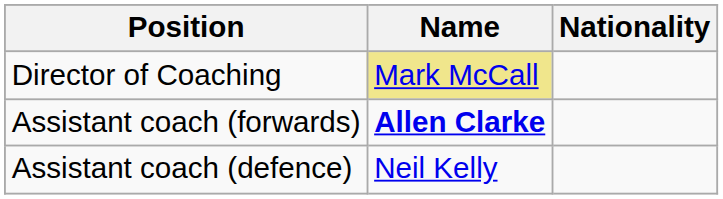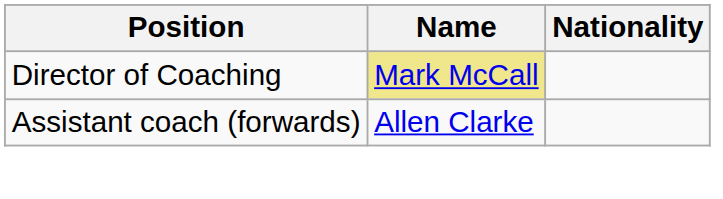(460, 121) bold -> (454, 121) normal
- row: (182, 168)
